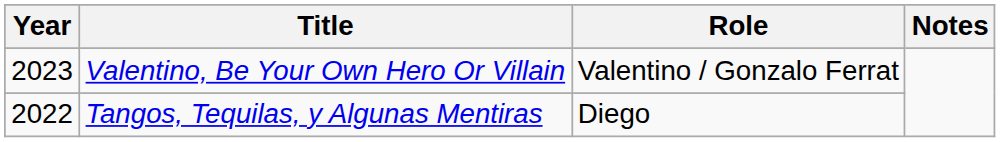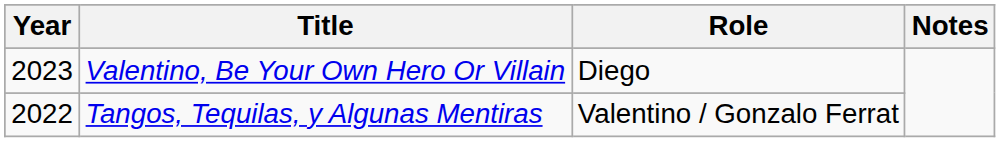(738, 70) Valentino / Gonzalo Ferrat -> (614, 70) Diego
(614, 114) Diego -> (738, 114) Valentino / Gonzalo Ferrat
